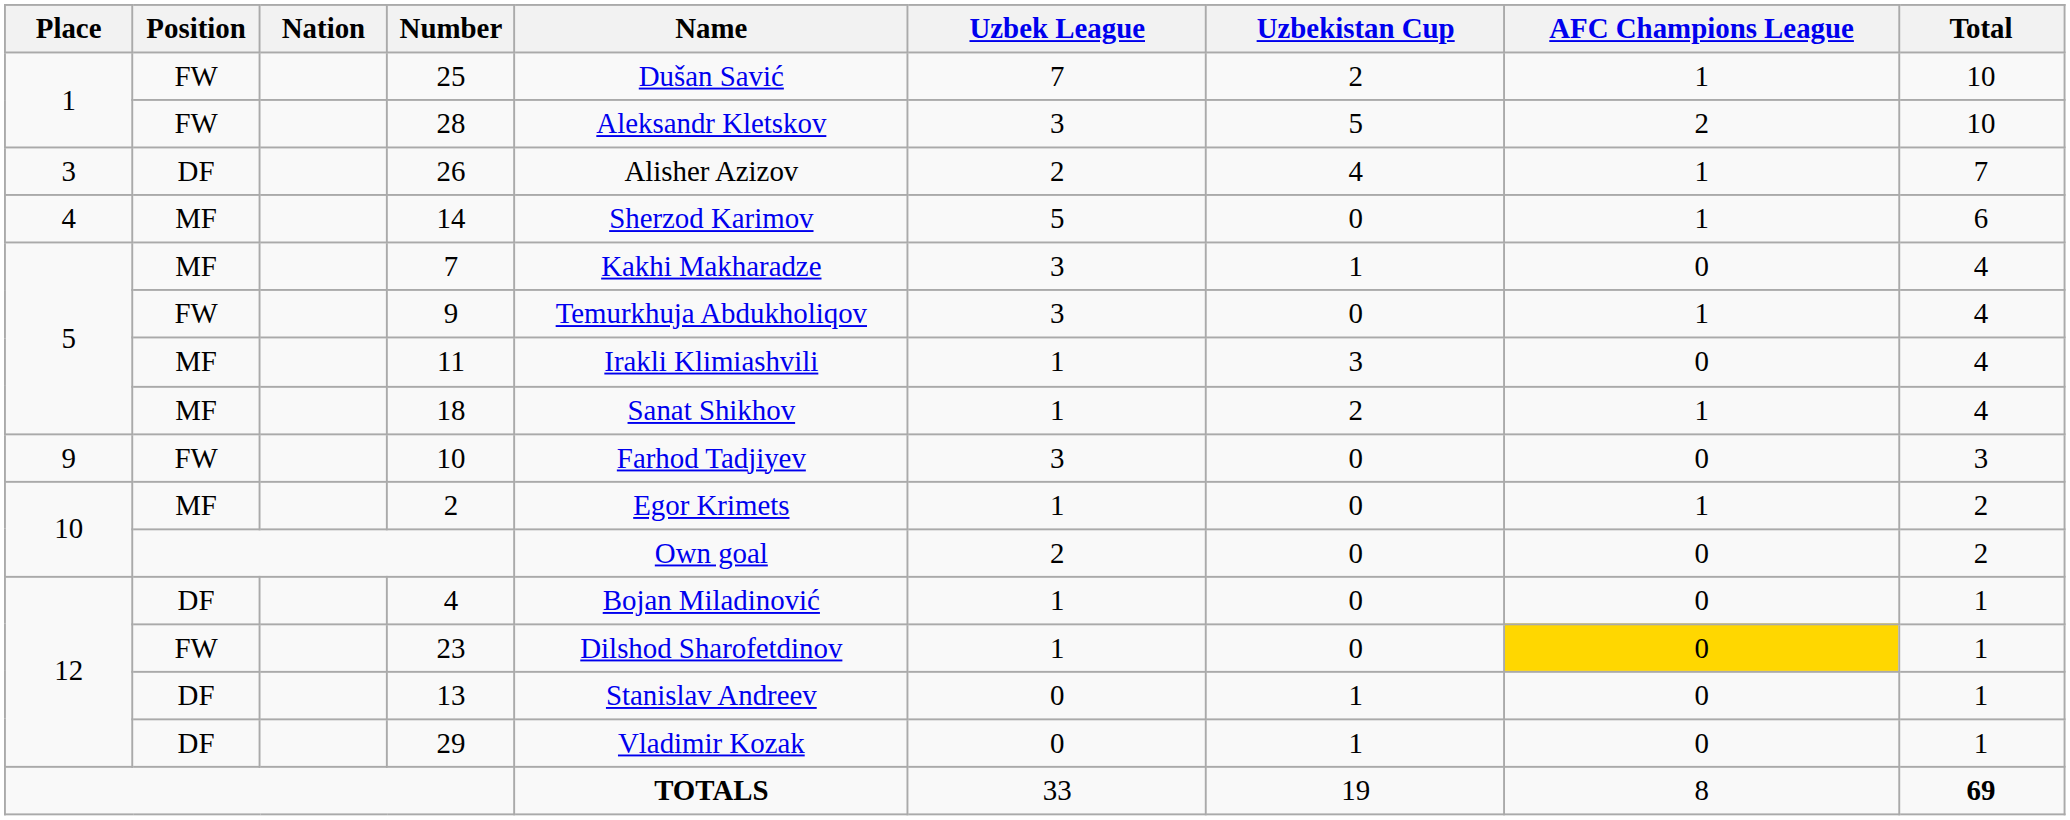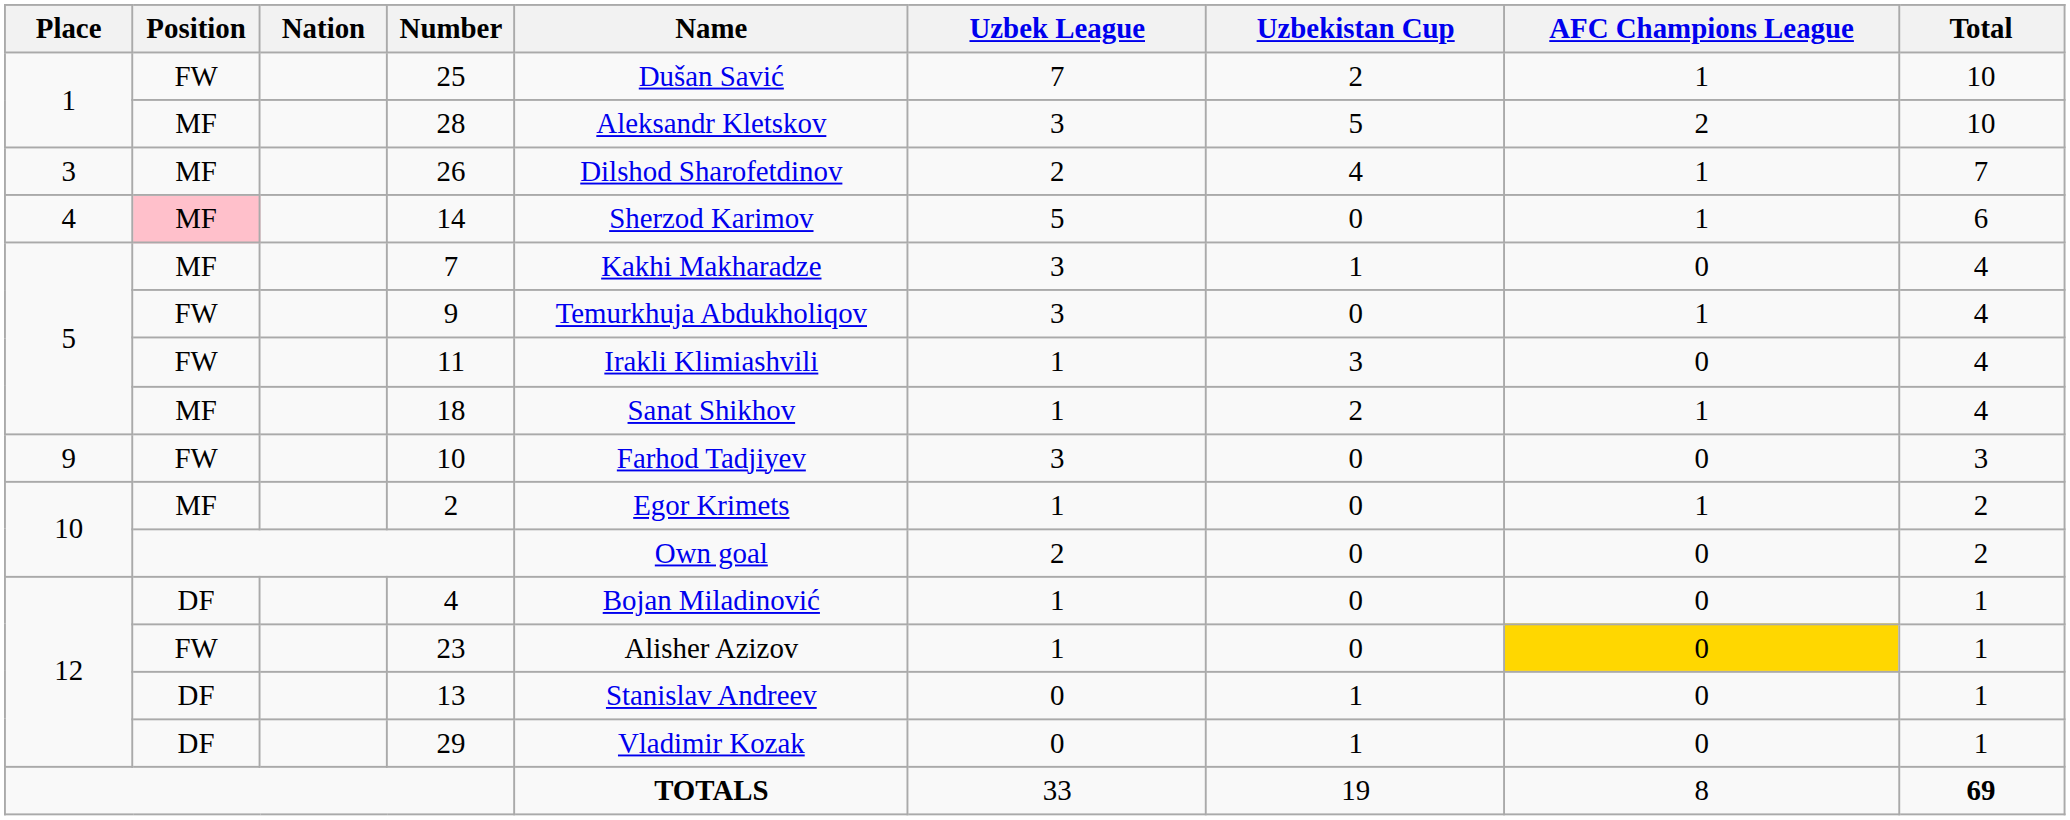(196, 123) FW -> (196, 123) MF
(196, 171) DF -> (196, 171) MF
(711, 171) Alisher Azizov -> (711, 171) Dilshod Sharofetdinov
(196, 218) no background -> (196, 218) pink background
(196, 361) MF -> (196, 361) FW
(711, 647) Dilshod Sharofetdinov -> (711, 647) Alisher Azizov
